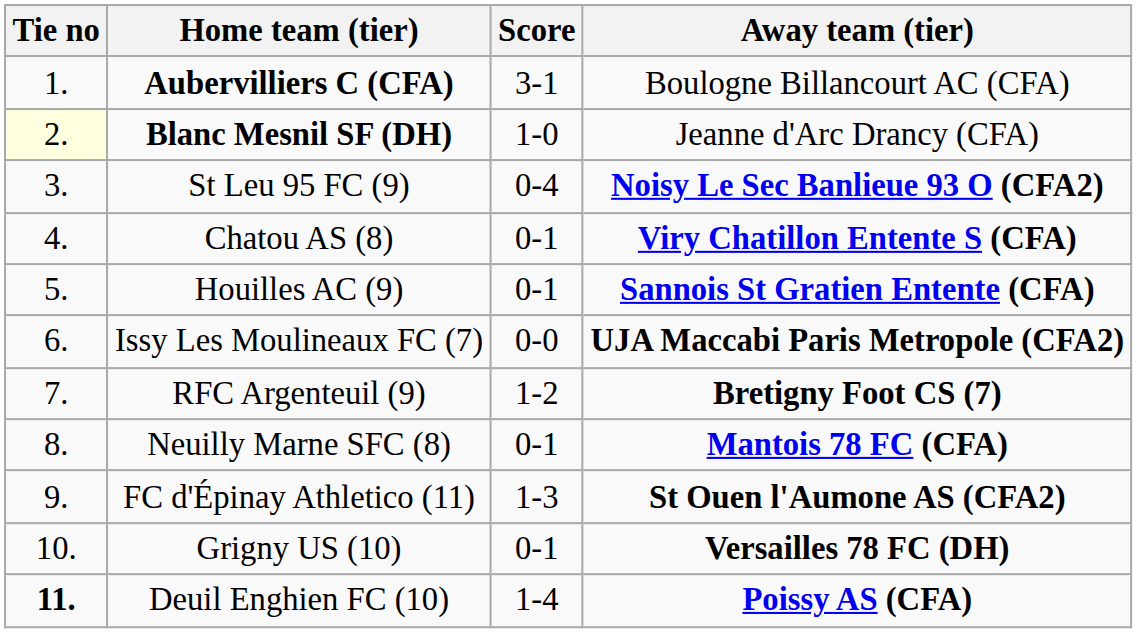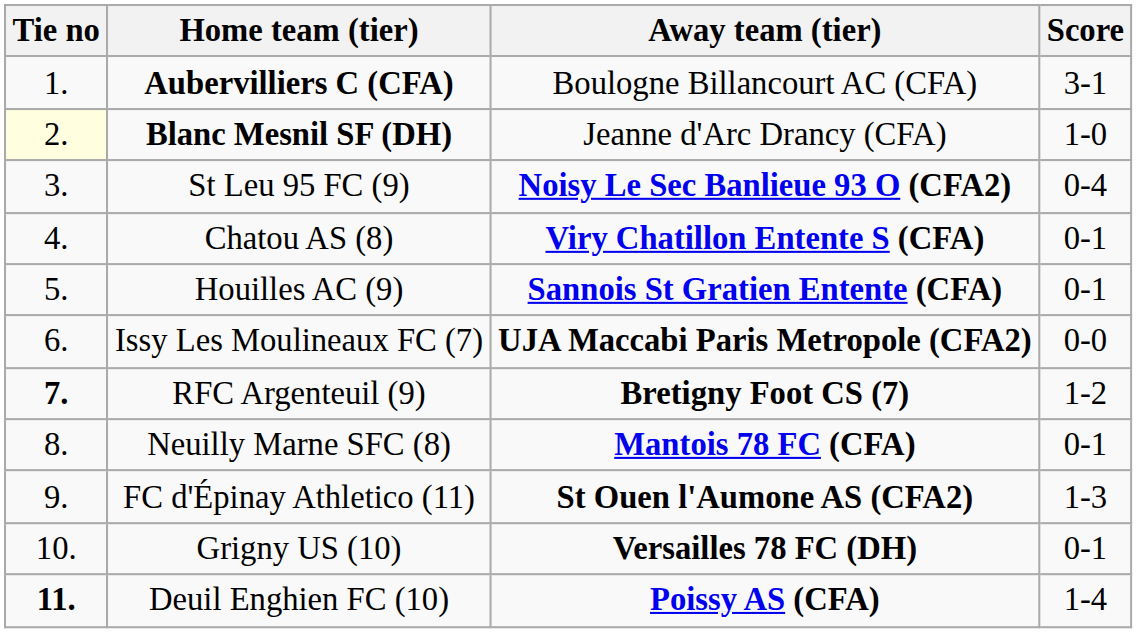columns swapped: (537, 30) <-> (857, 30)
(56, 392) normal -> (56, 392) bold
